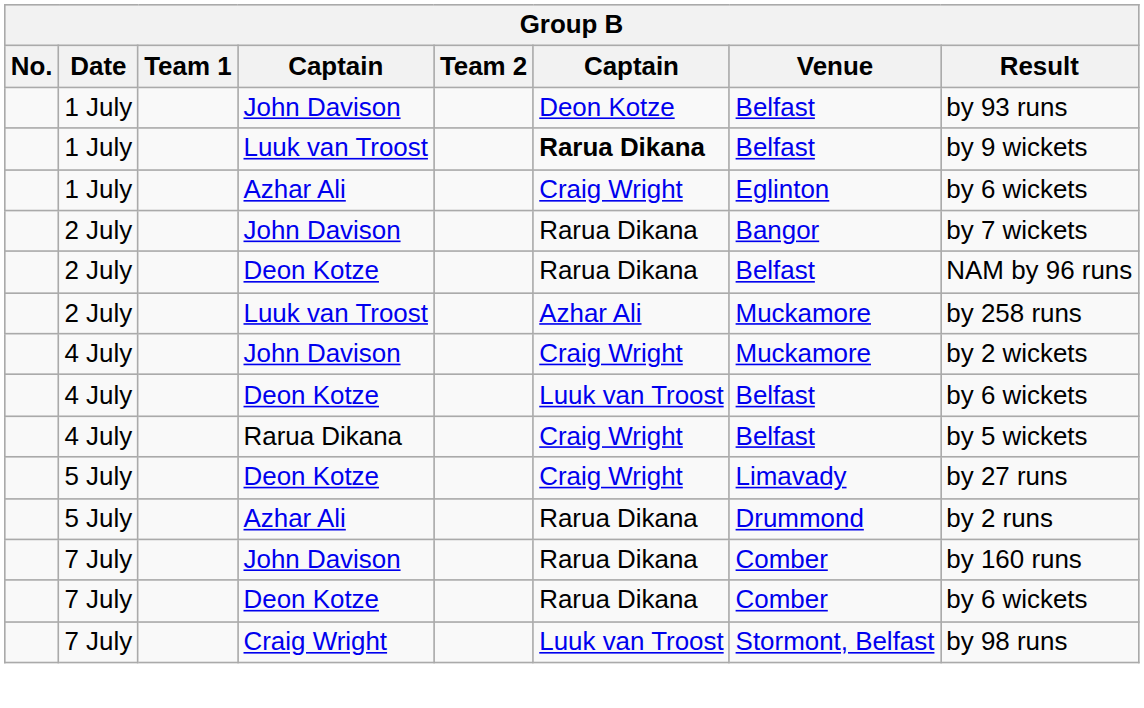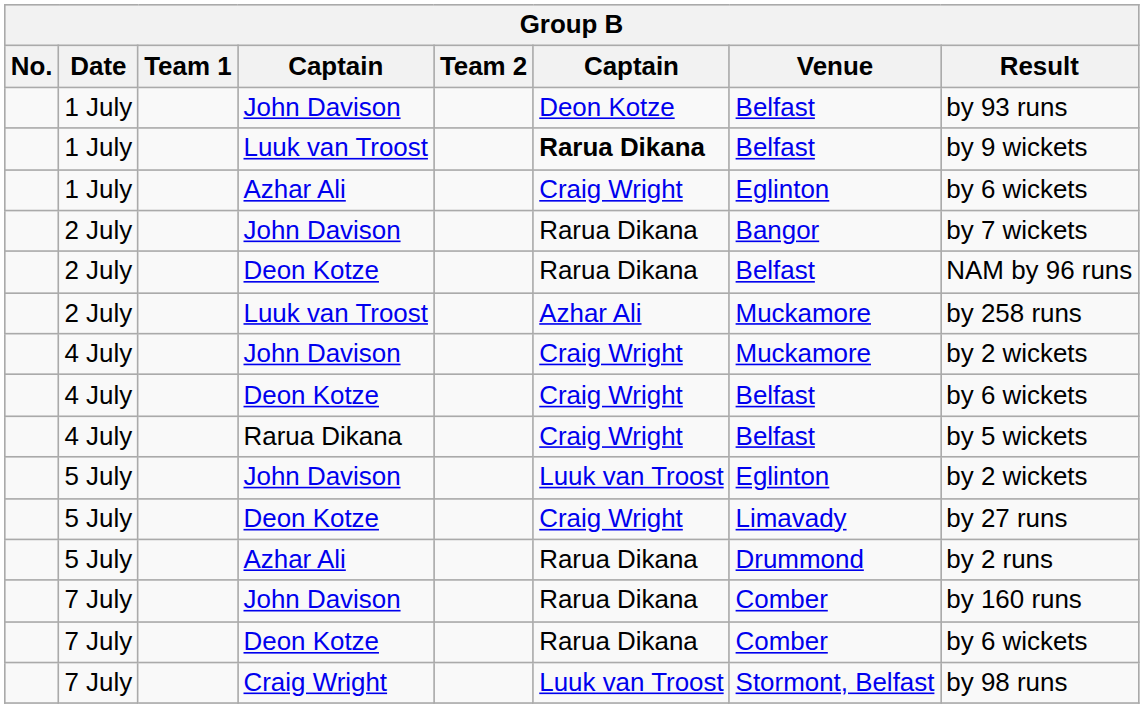(631, 395) Luuk van Troost -> (611, 395) Craig Wright
+ row: (98, 477)
